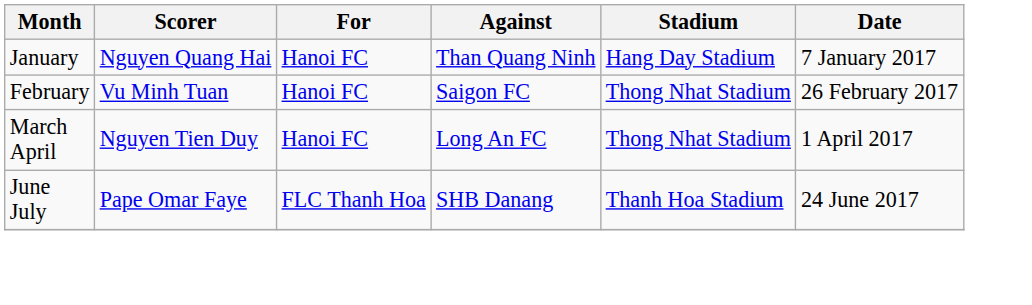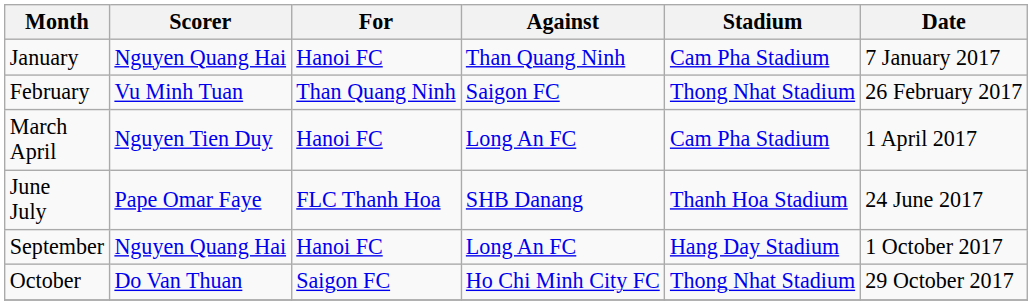(690, 57) Hang Day Stadium -> (750, 57) Cam Pha Stadium
(325, 92) Hanoi FC -> (376, 92) Than Quang Ninh
(698, 139) Thong Nhat Stadium -> (750, 139) Cam Pha Stadium
+ row: (57, 246)
+ row: (45, 281)
